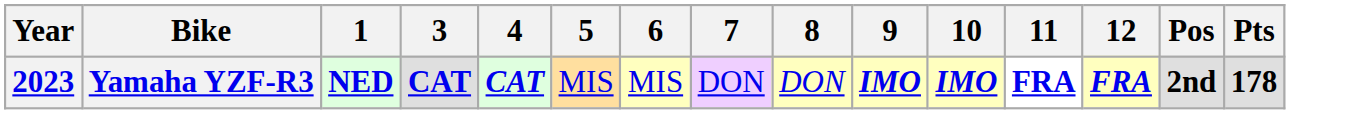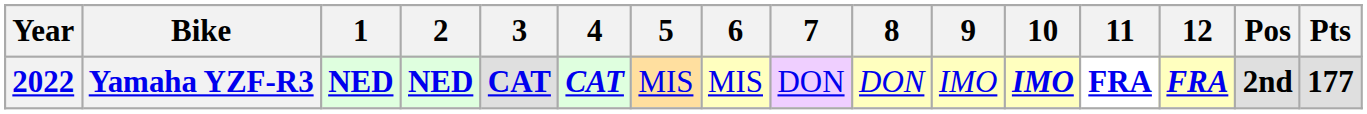+ column: (441, 30)
(43, 81) 2023 -> (43, 81) 2022
(890, 81) bold -> (968, 81) normal
(1254, 81) 178 -> (1330, 81) 177
